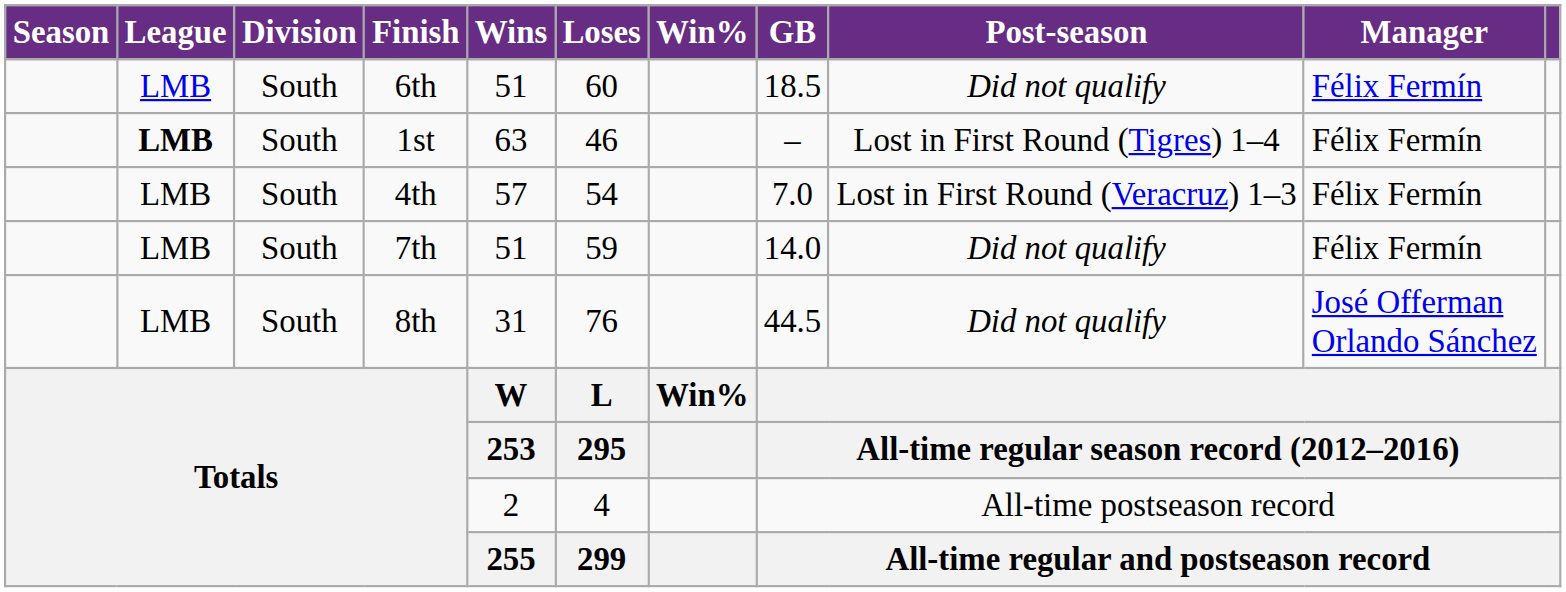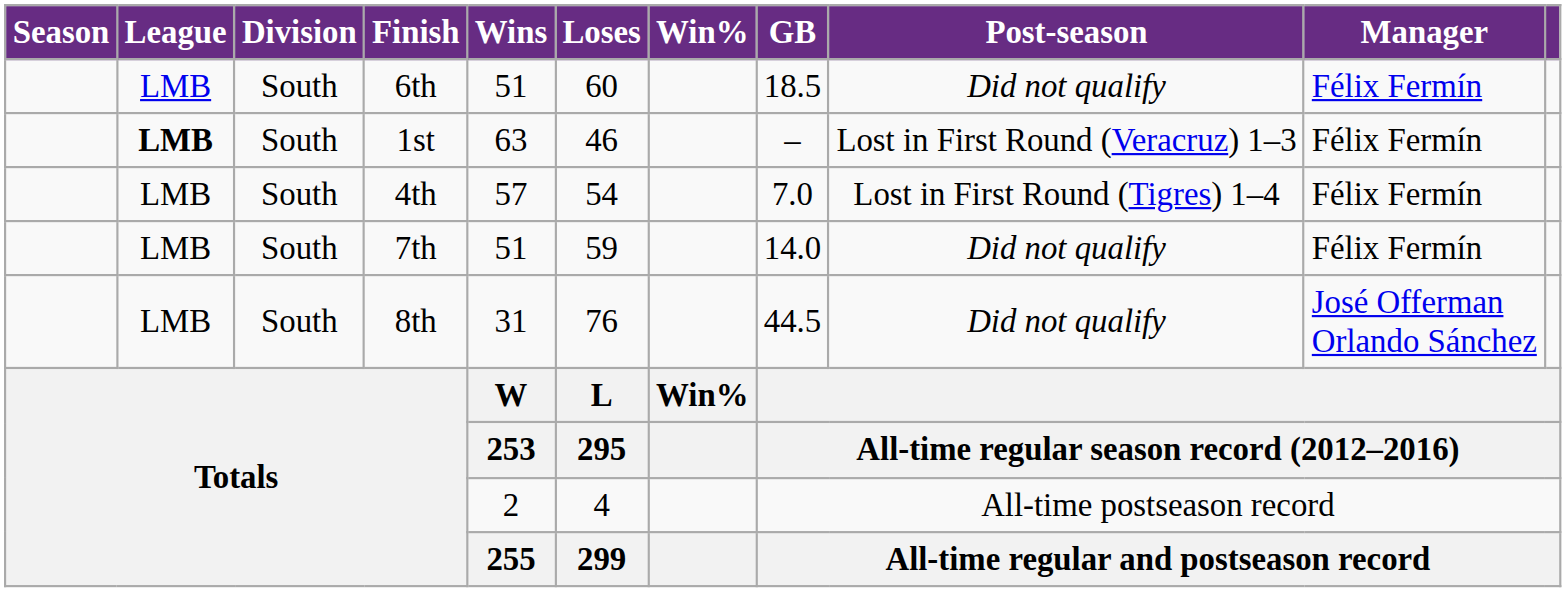(1066, 140) Lost in First Round (Tigres) 1–4 -> (1066, 140) Lost in First Round (Veracruz) 1–3
(1066, 194) Lost in First Round (Veracruz) 1–3 -> (1066, 194) Lost in First Round (Tigres) 1–4
